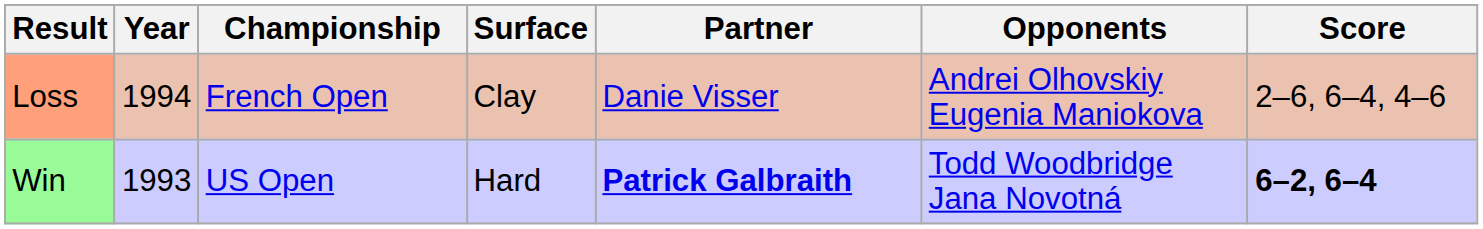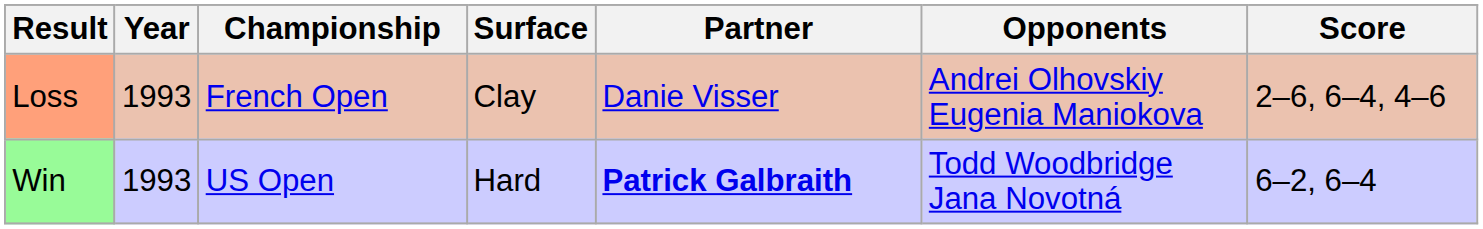(157, 96) 1994 -> (157, 96) 1993
(1316, 180) bold -> (1316, 180) normal
